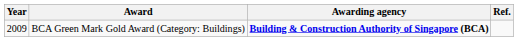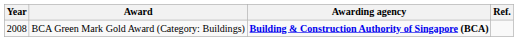(17, 28) 2009 -> (17, 28) 2008
